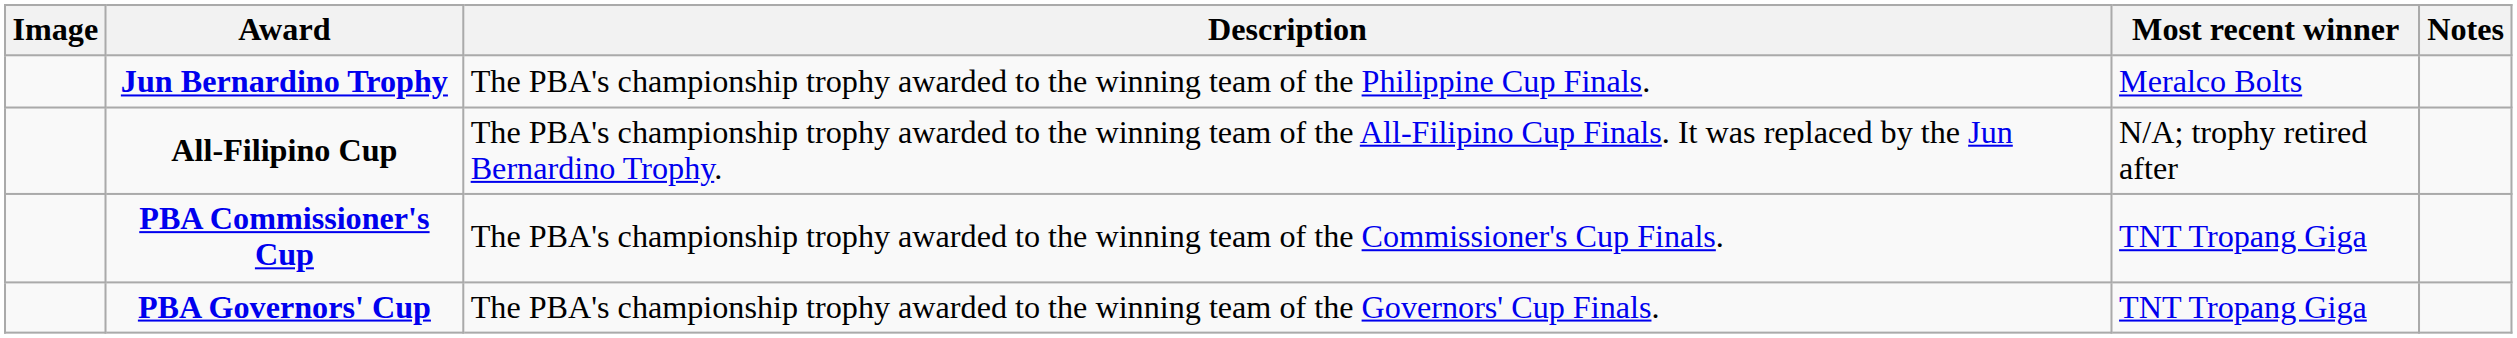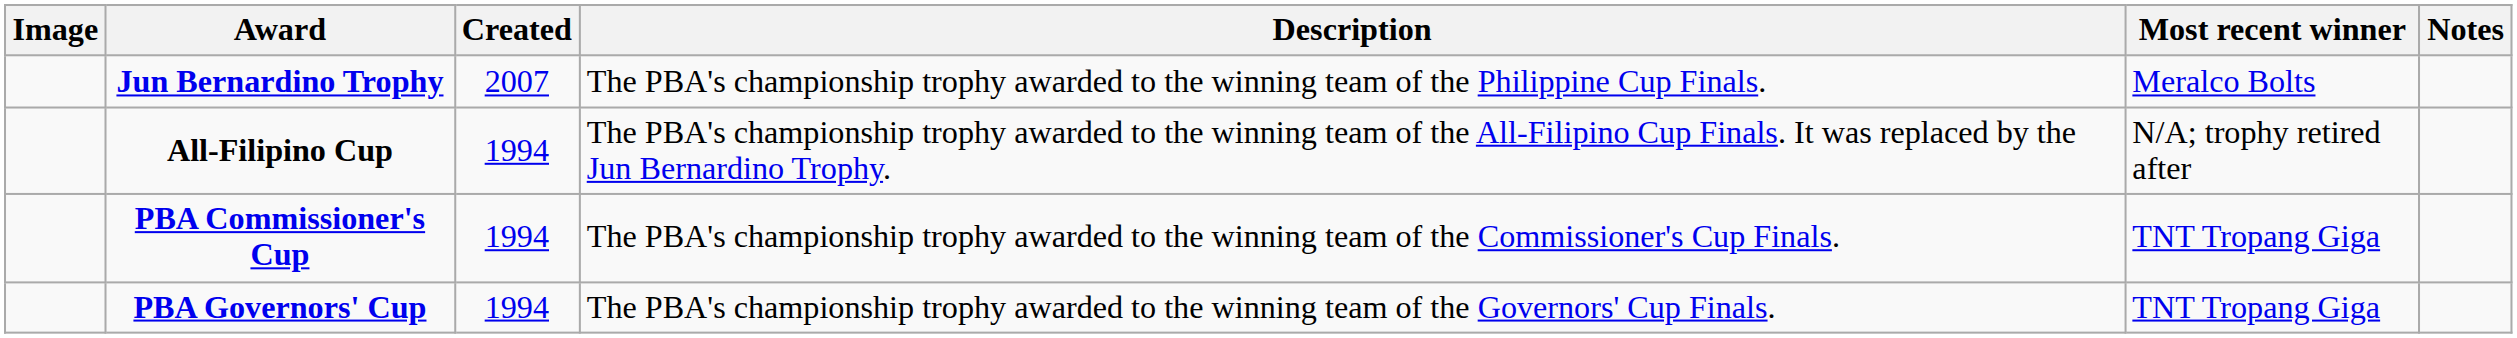+ column: (517, 30)
